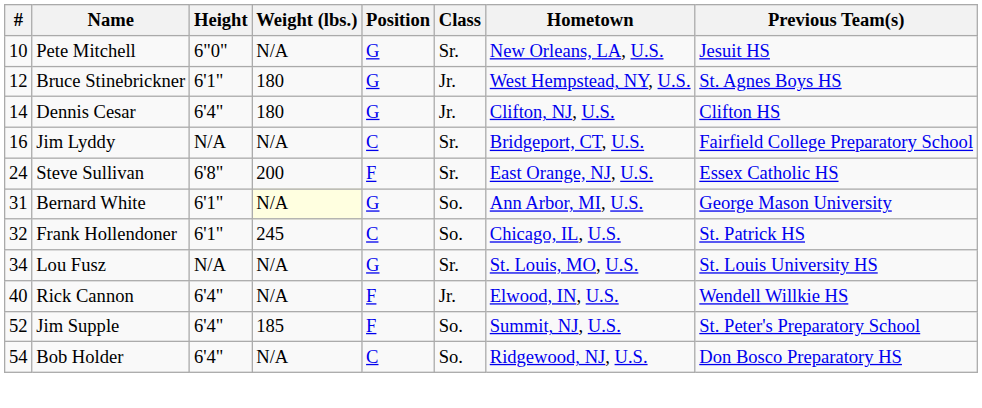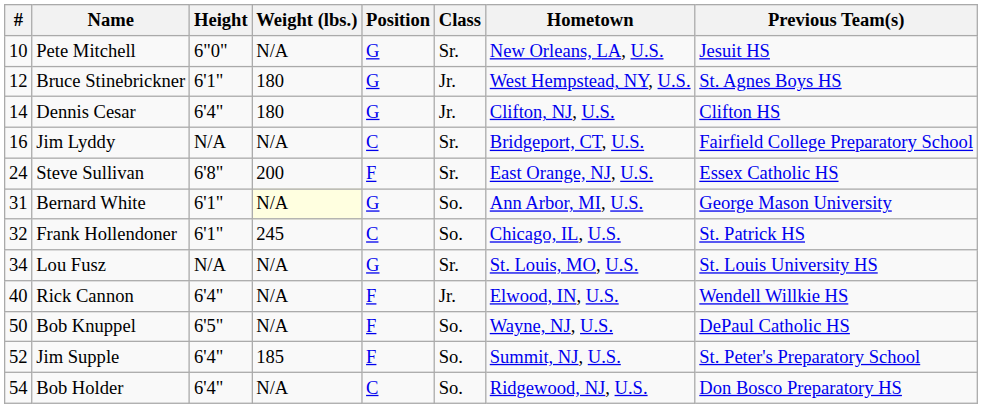+ row: (86, 326)
